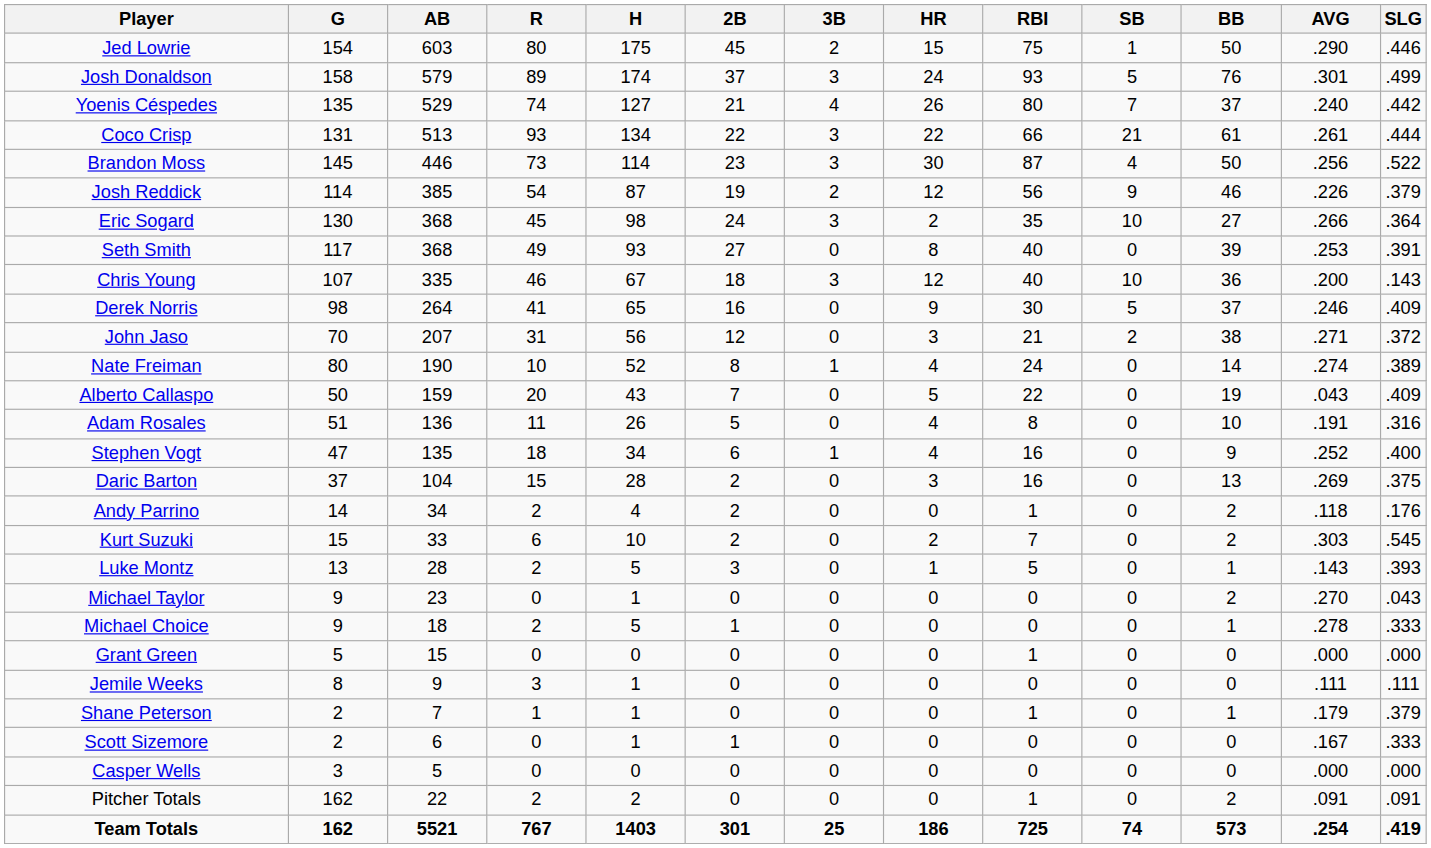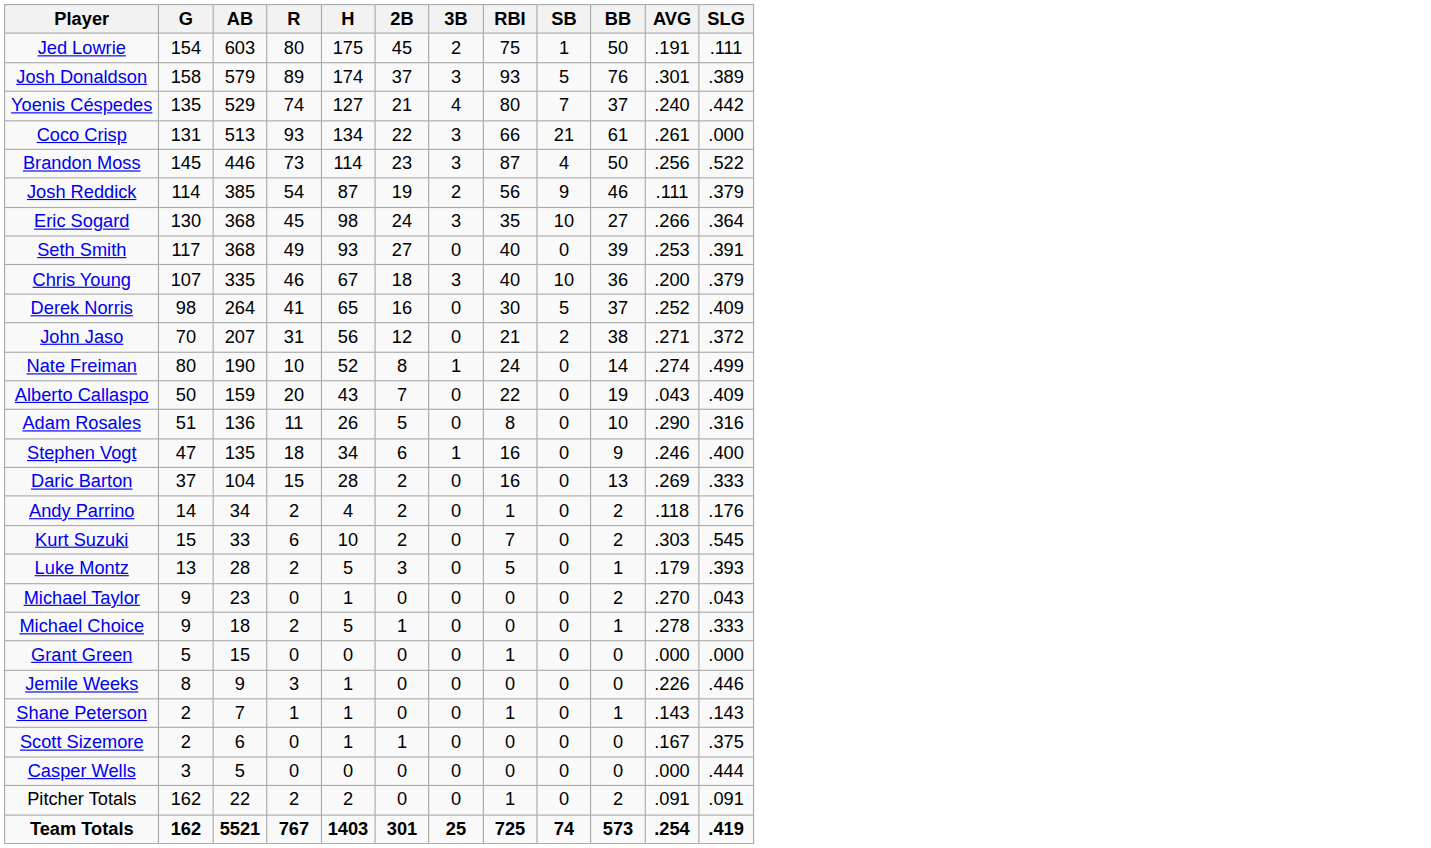- column: (933, 18)
(1331, 47) .290 -> (672, 47) .191
(1403, 47) .446 -> (726, 47) .111
(1403, 76) .499 -> (726, 76) .389
(1403, 134) .444 -> (726, 134) .000
(1331, 192) .226 -> (672, 192) .111
(1403, 279) .143 -> (726, 279) .379
(1331, 308) .246 -> (672, 308) .252
(1403, 366) .389 -> (726, 366) .499
(1331, 423) .191 -> (672, 423) .290
(1331, 452) .252 -> (672, 452) .246
(1403, 481) .375 -> (726, 481) .333
(1331, 568) .143 -> (672, 568) .179
(1331, 684) .111 -> (672, 684) .226
(1403, 684) .111 -> (726, 684) .446
(1331, 713) .179 -> (672, 713) .143
(1403, 713) .379 -> (726, 713) .143
(1403, 742) .333 -> (726, 742) .375
(1403, 771) .000 -> (726, 771) .444
